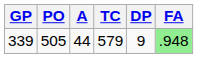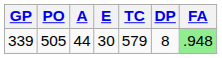+ column: (106, 16)
(141, 41) 9 -> (165, 41) 8
